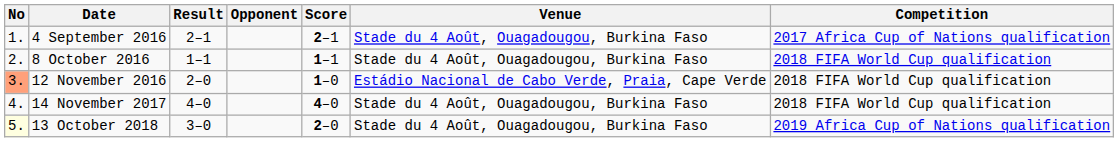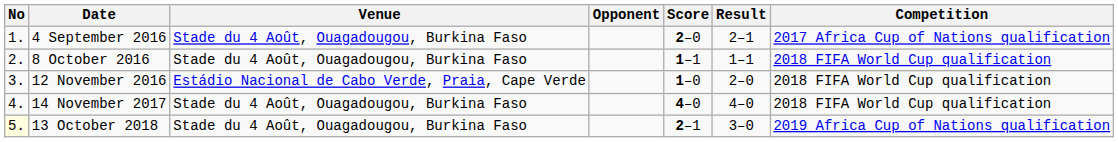columns swapped: (560, 16) <-> (199, 16)
(326, 38) 2–1 -> (688, 38) 2–0
(16, 82) lightsalmon background -> (16, 82) no background
(326, 126) 2–0 -> (688, 126) 2–1
